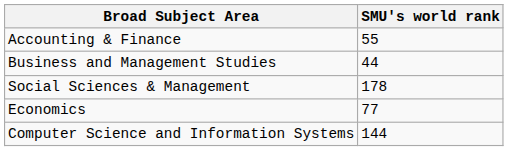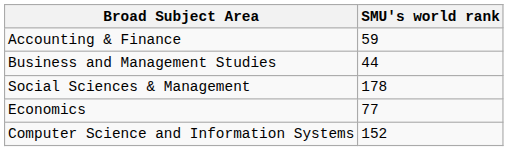(370, 40) 55 -> (370, 40) 59
(374, 134) 144 -> (374, 134) 152
